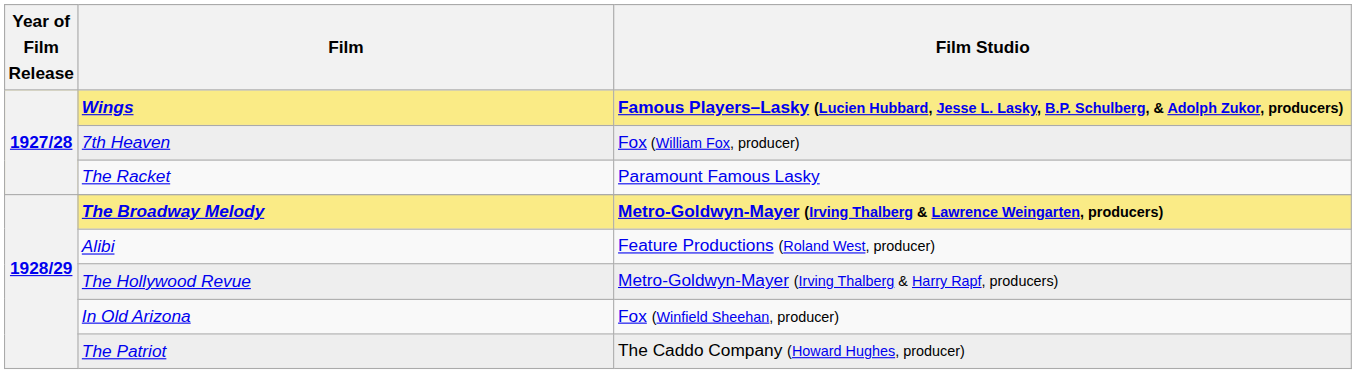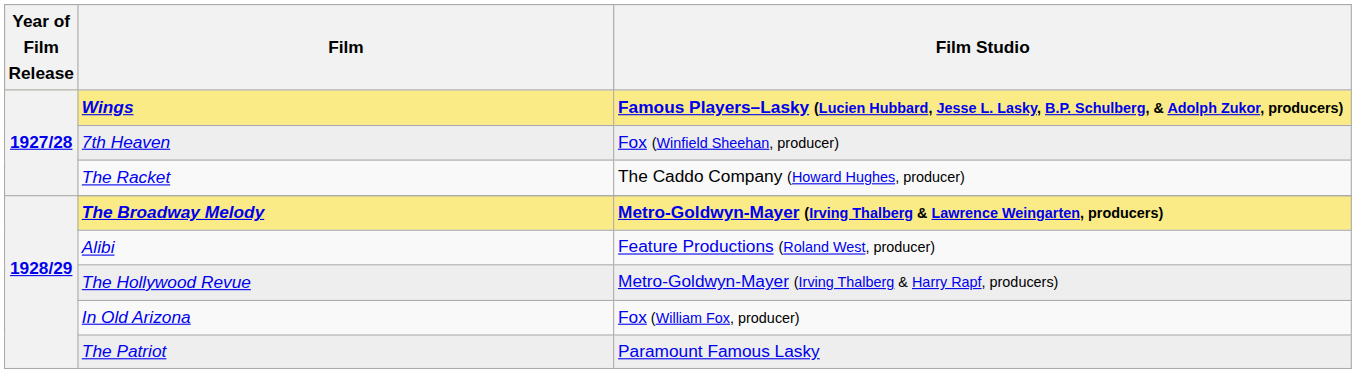(709, 142) Fox (William Fox, producer) -> (729, 142) Fox (Winfield Sheehan, producer)
(719, 177) Paramount Famous Lasky -> (791, 177) The Caddo Company (Howard Hughes, producer)
(729, 315) Fox (Winfield Sheehan, producer) -> (709, 316) Fox (William Fox, producer)
(791, 350) The Caddo Company (Howard Hughes, producer) -> (719, 351) Paramount Famous Lasky
